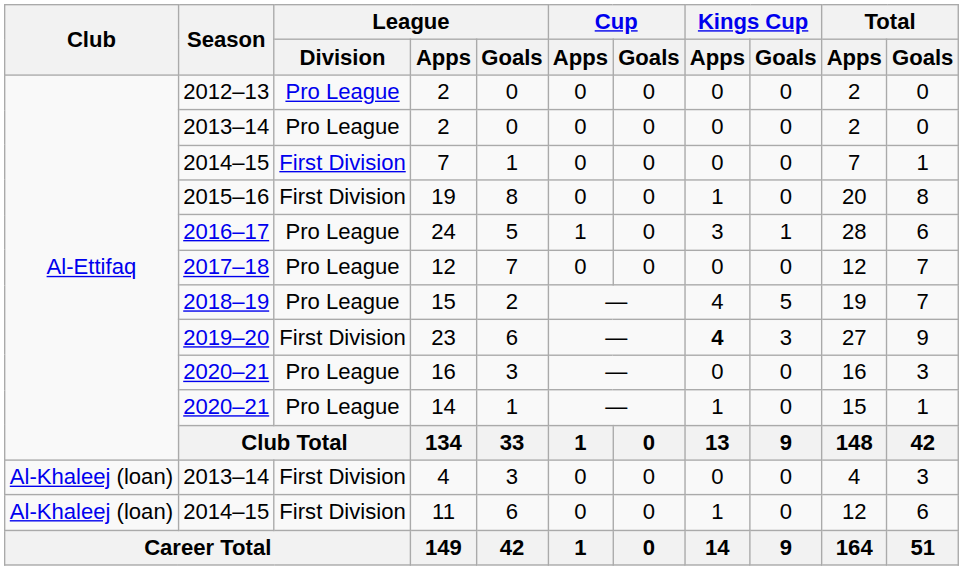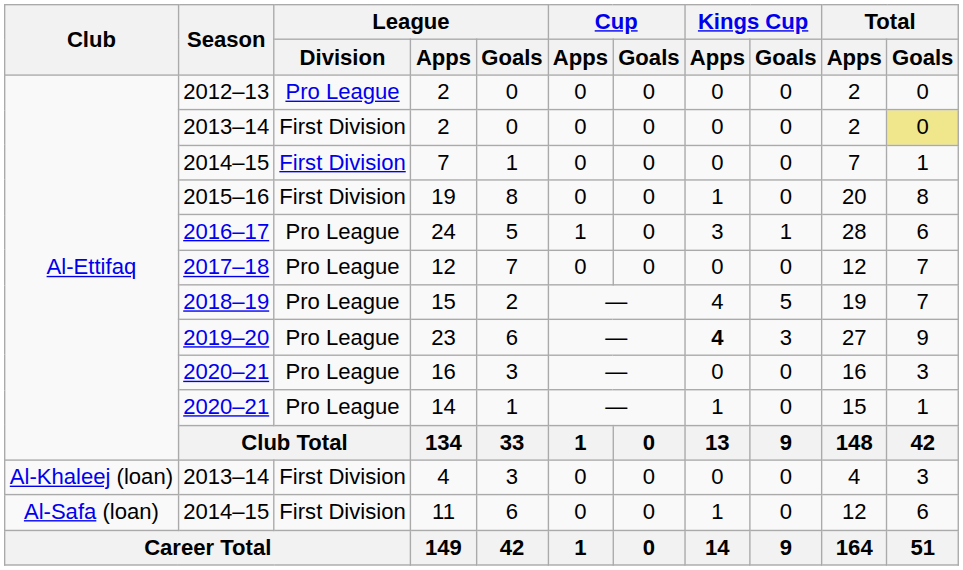(343, 127) Pro League -> (343, 127) First Division
(923, 127) no background -> (923, 127) khaki background
(343, 337) First Division -> (343, 337) Pro League
(91, 512) Al-Khaleej (loan) -> (91, 512) Al-Safa (loan)
